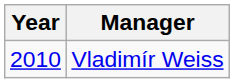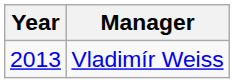(35, 58) 2010 -> (35, 58) 2013
